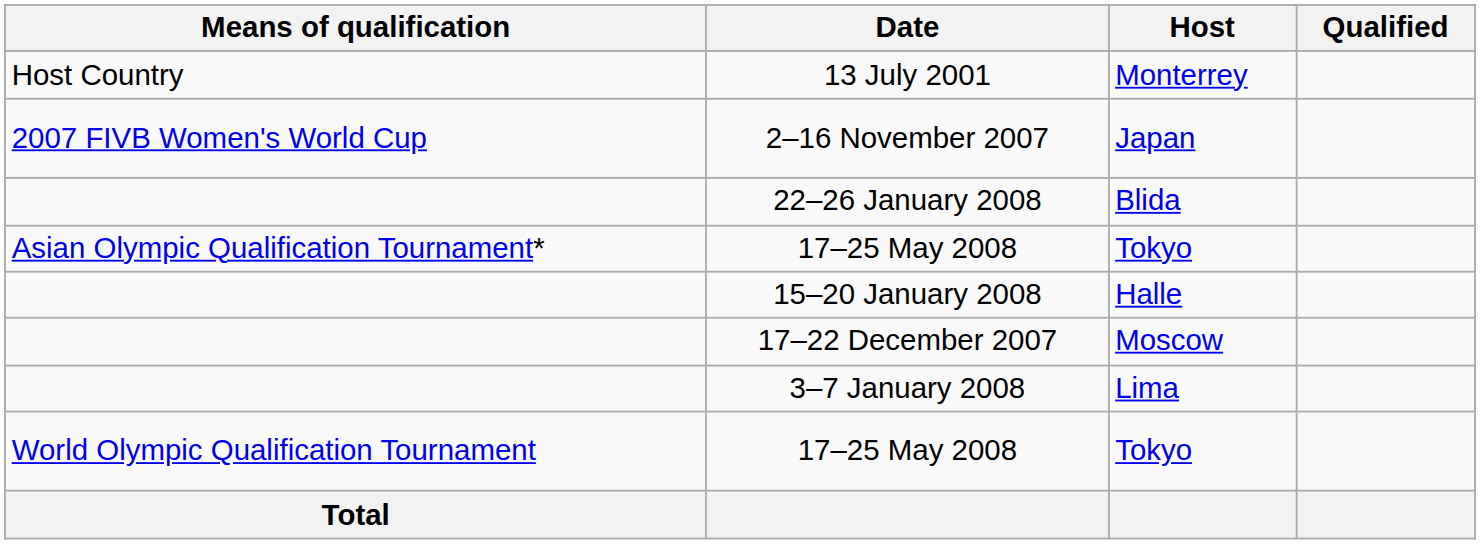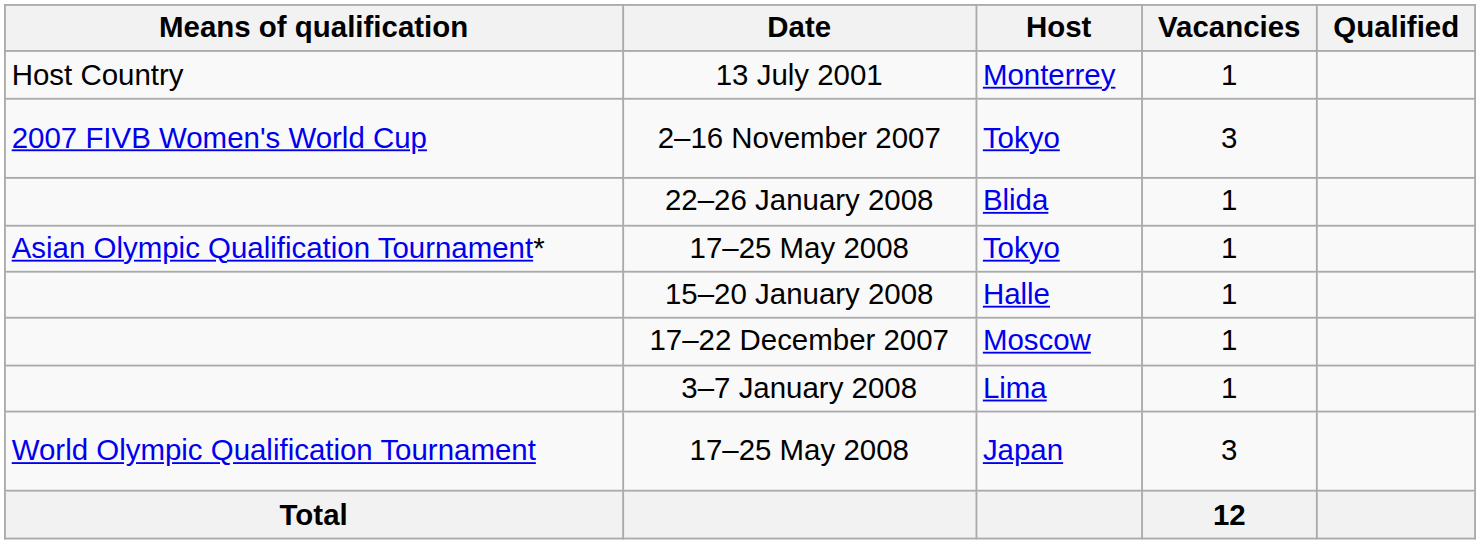+ column: (1229, 27)
(1155, 137) Japan -> (1021, 137) Tokyo
(1154, 451) Tokyo -> (1023, 451) Japan
